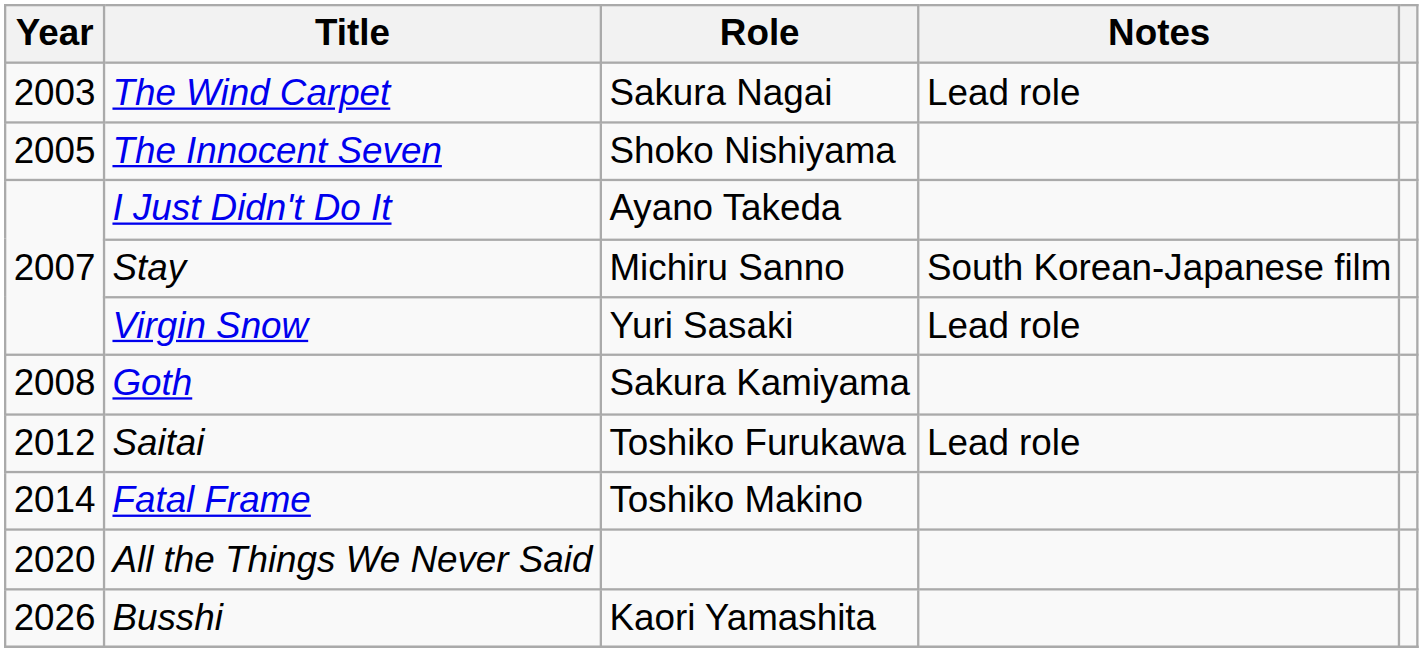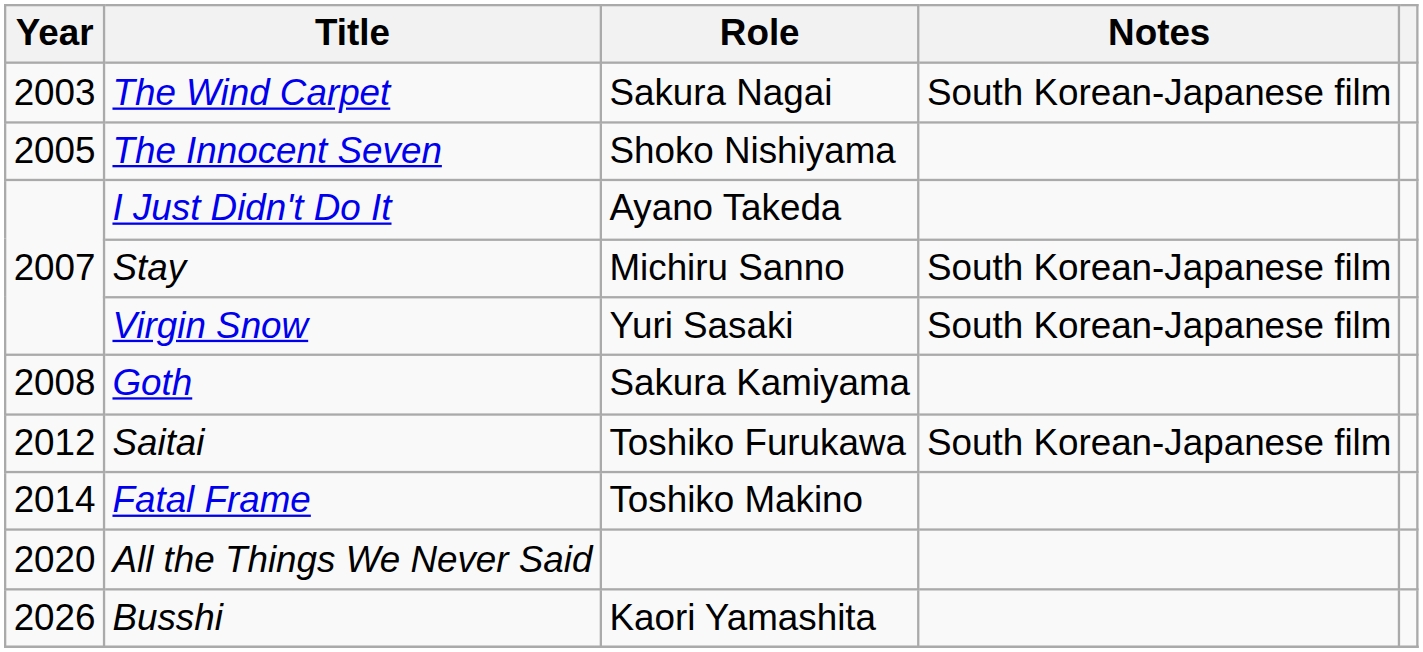(1004, 92) Lead role -> (1159, 92) South Korean-Japanese film
(1004, 325) Lead role -> (1159, 325) South Korean-Japanese film
(1004, 442) Lead role -> (1159, 442) South Korean-Japanese film
